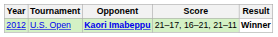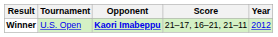columns swapped: (16, 12) <-> (256, 12)
